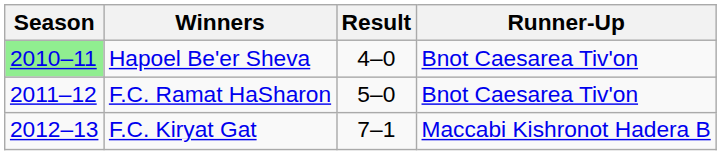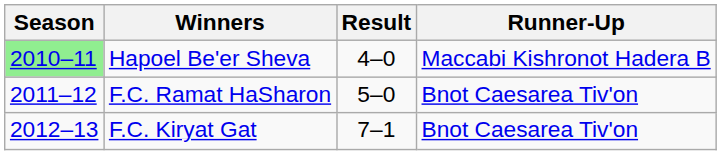(530, 58) Bnot Caesarea Tiv'on -> (566, 58) Maccabi Kishronot Hadera B
(566, 130) Maccabi Kishronot Hadera B -> (530, 130) Bnot Caesarea Tiv'on
